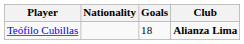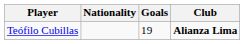(147, 30) 18 -> (147, 30) 19
